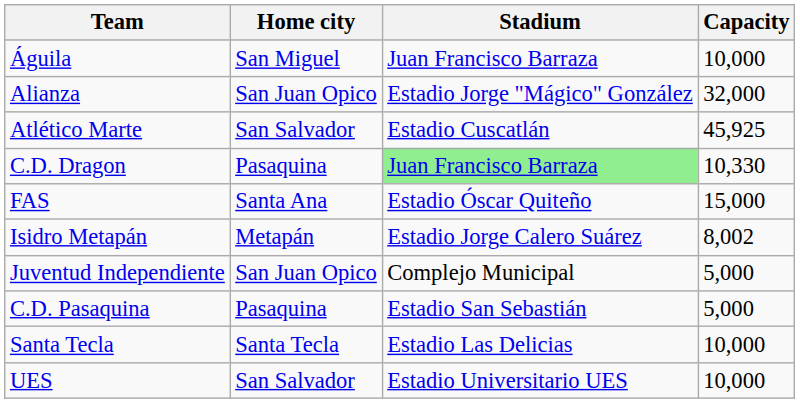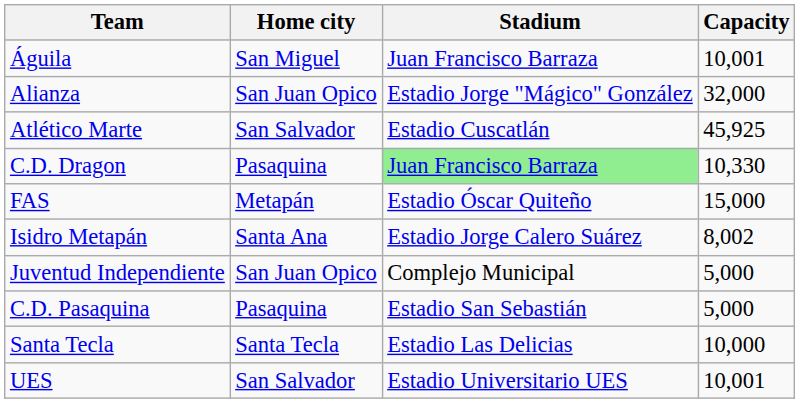(734, 58) 10,000 -> (734, 58) 10,001
(281, 201) Santa Ana -> (275, 201) Metapán
(275, 237) Metapán -> (281, 237) Santa Ana
(734, 380) 10,000 -> (734, 380) 10,001
